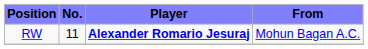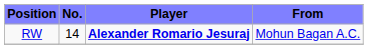(72, 34) 11 -> (72, 34) 14
